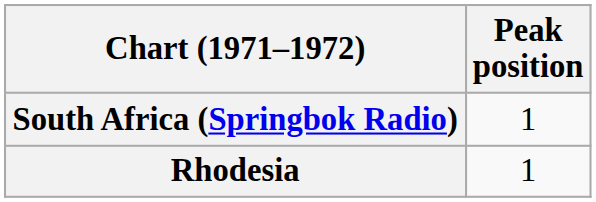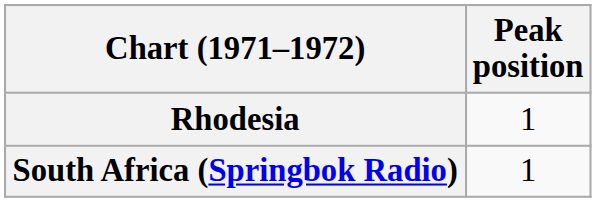rows swapped: (235, 170) <-> (235, 118)
